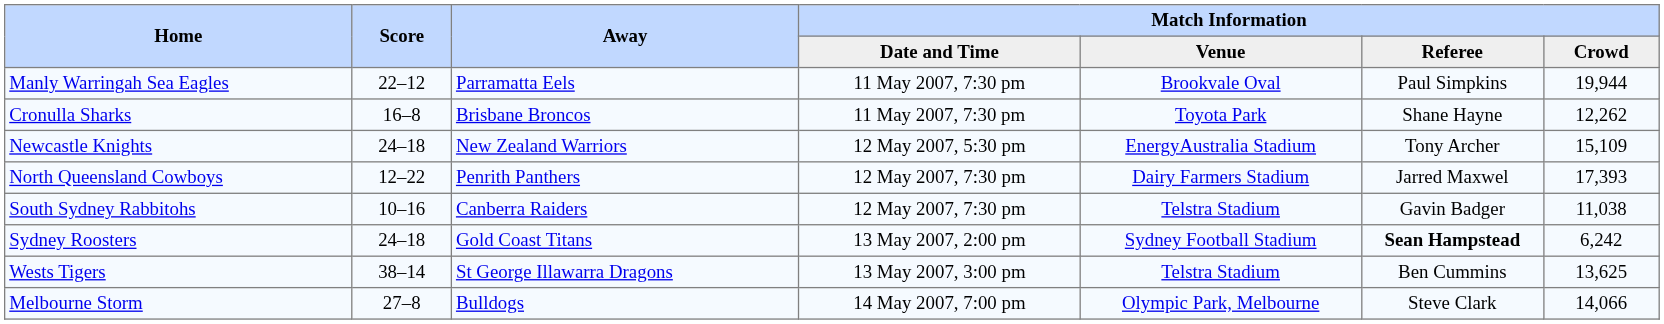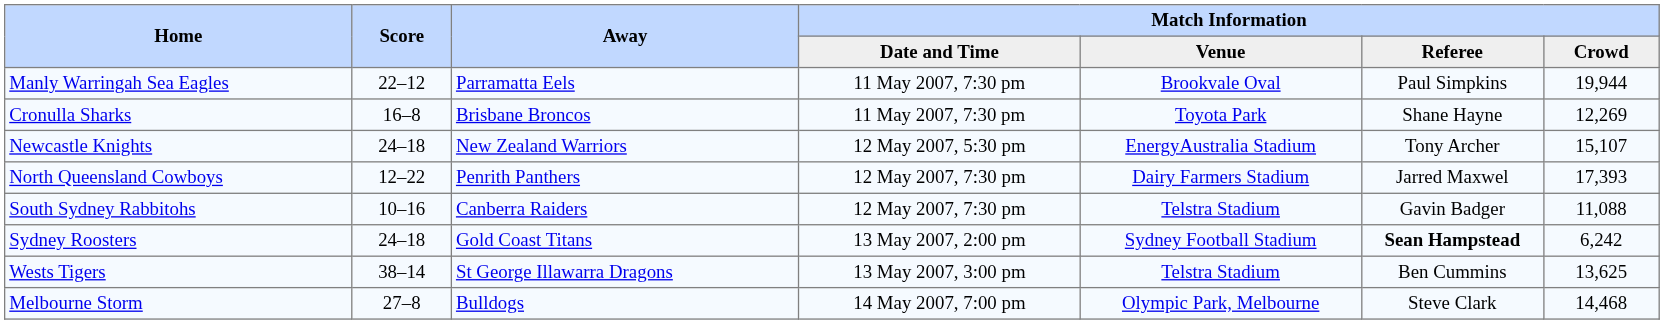(1601, 114) 12,262 -> (1601, 114) 12,269
(1601, 145) 15,109 -> (1601, 145) 15,107
(1601, 208) 11,038 -> (1601, 208) 11,088
(1601, 303) 14,066 -> (1601, 303) 14,468
